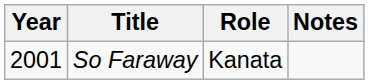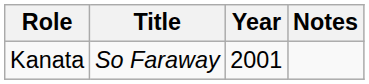columns swapped: (36, 23) <-> (245, 23)
